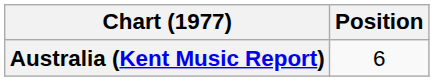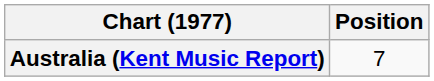(379, 57) 6 -> (379, 57) 7
